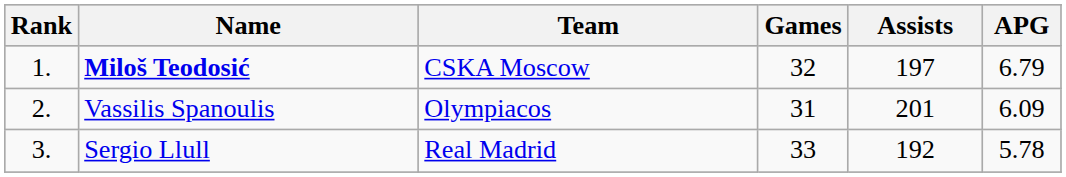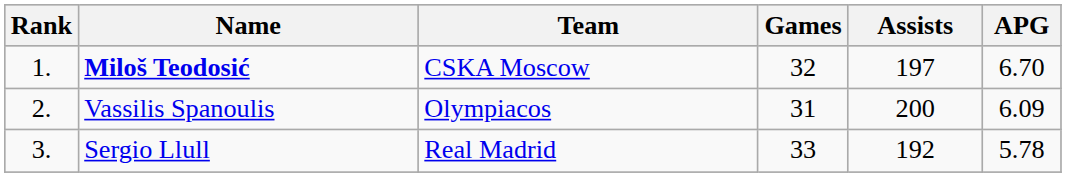(1022, 66) 6.79 -> (1022, 66) 6.70
(915, 108) 201 -> (915, 108) 200
